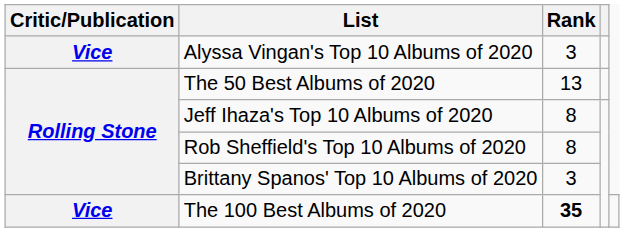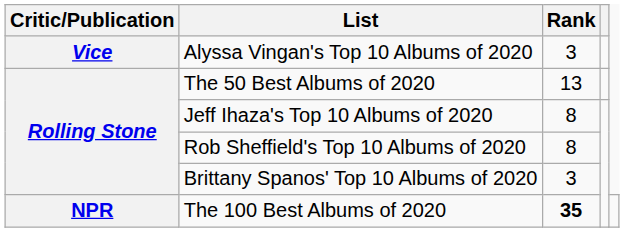(92, 210) Vice -> (92, 210) NPR
